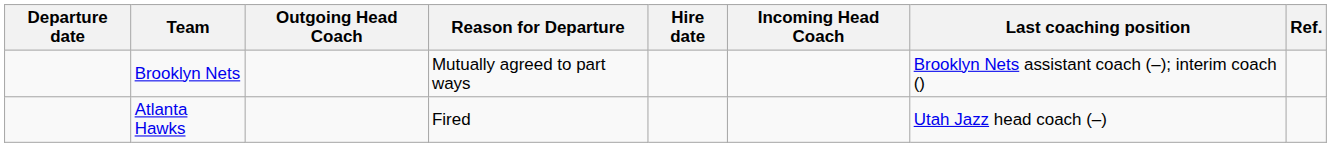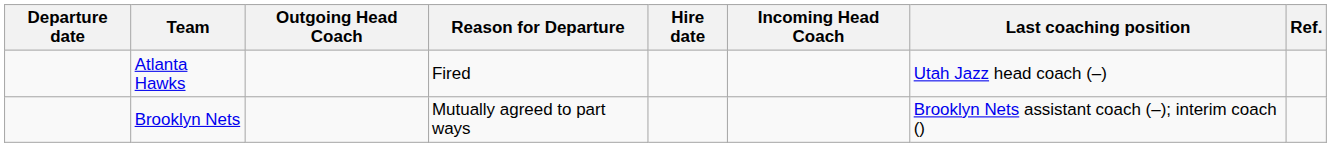rows swapped: (187, 73) <-> (161, 119)
